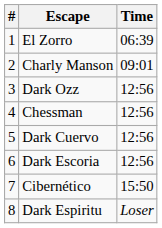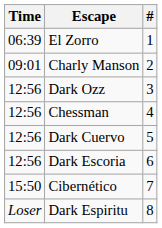columns swapped: (12, 16) <-> (137, 16)
